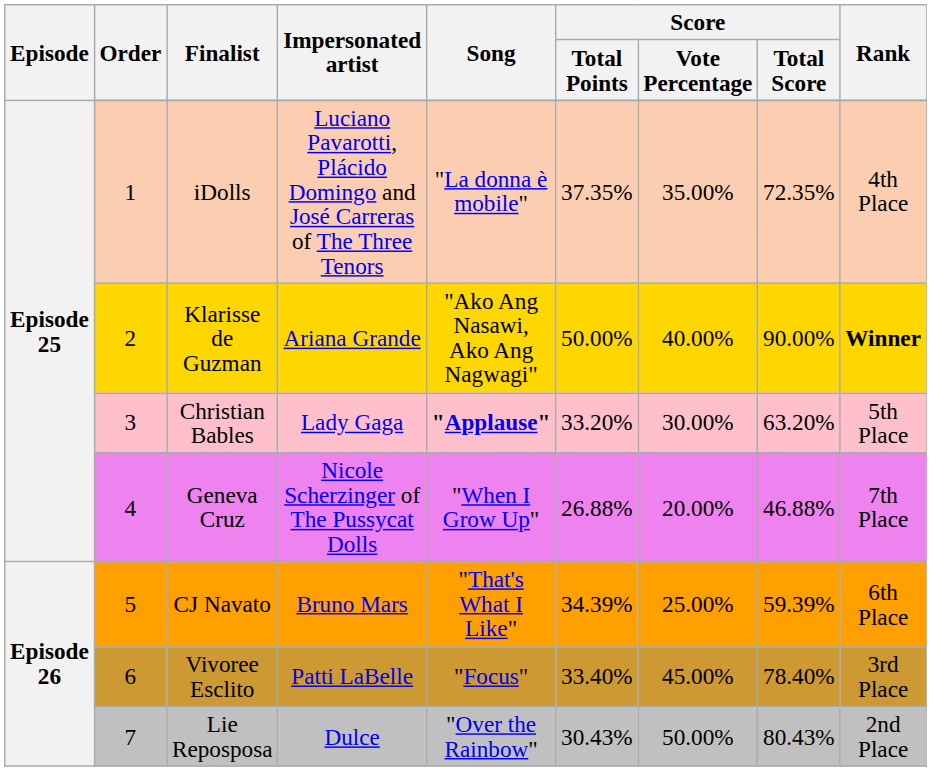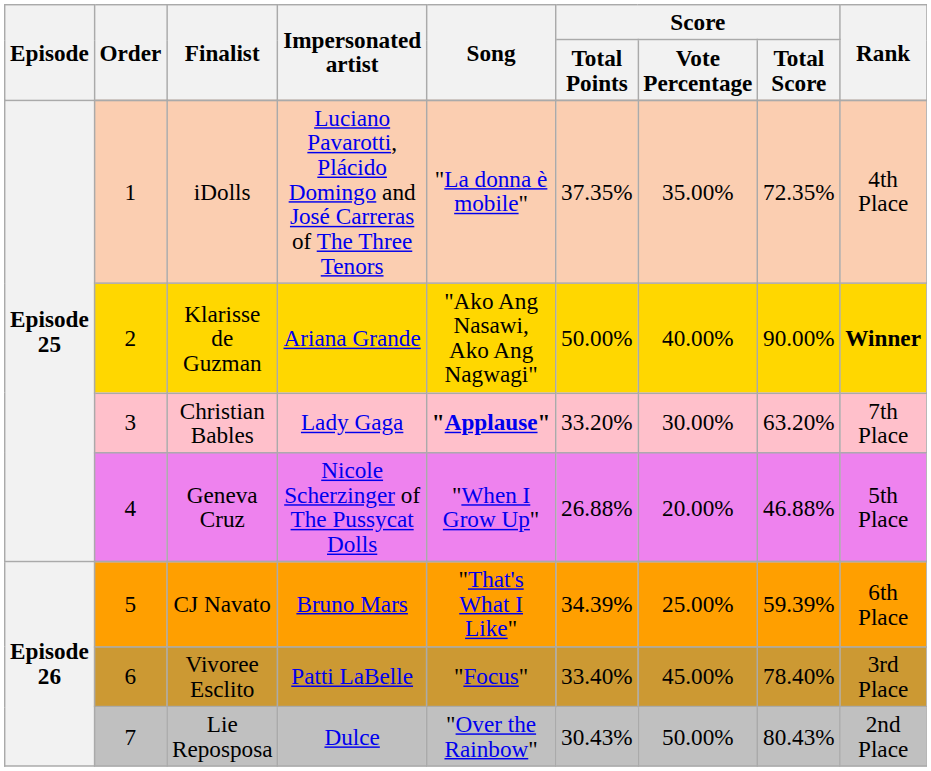(883, 423) 5th Place -> (883, 423) 7th Place
(883, 507) 7th Place -> (883, 507) 5th Place
